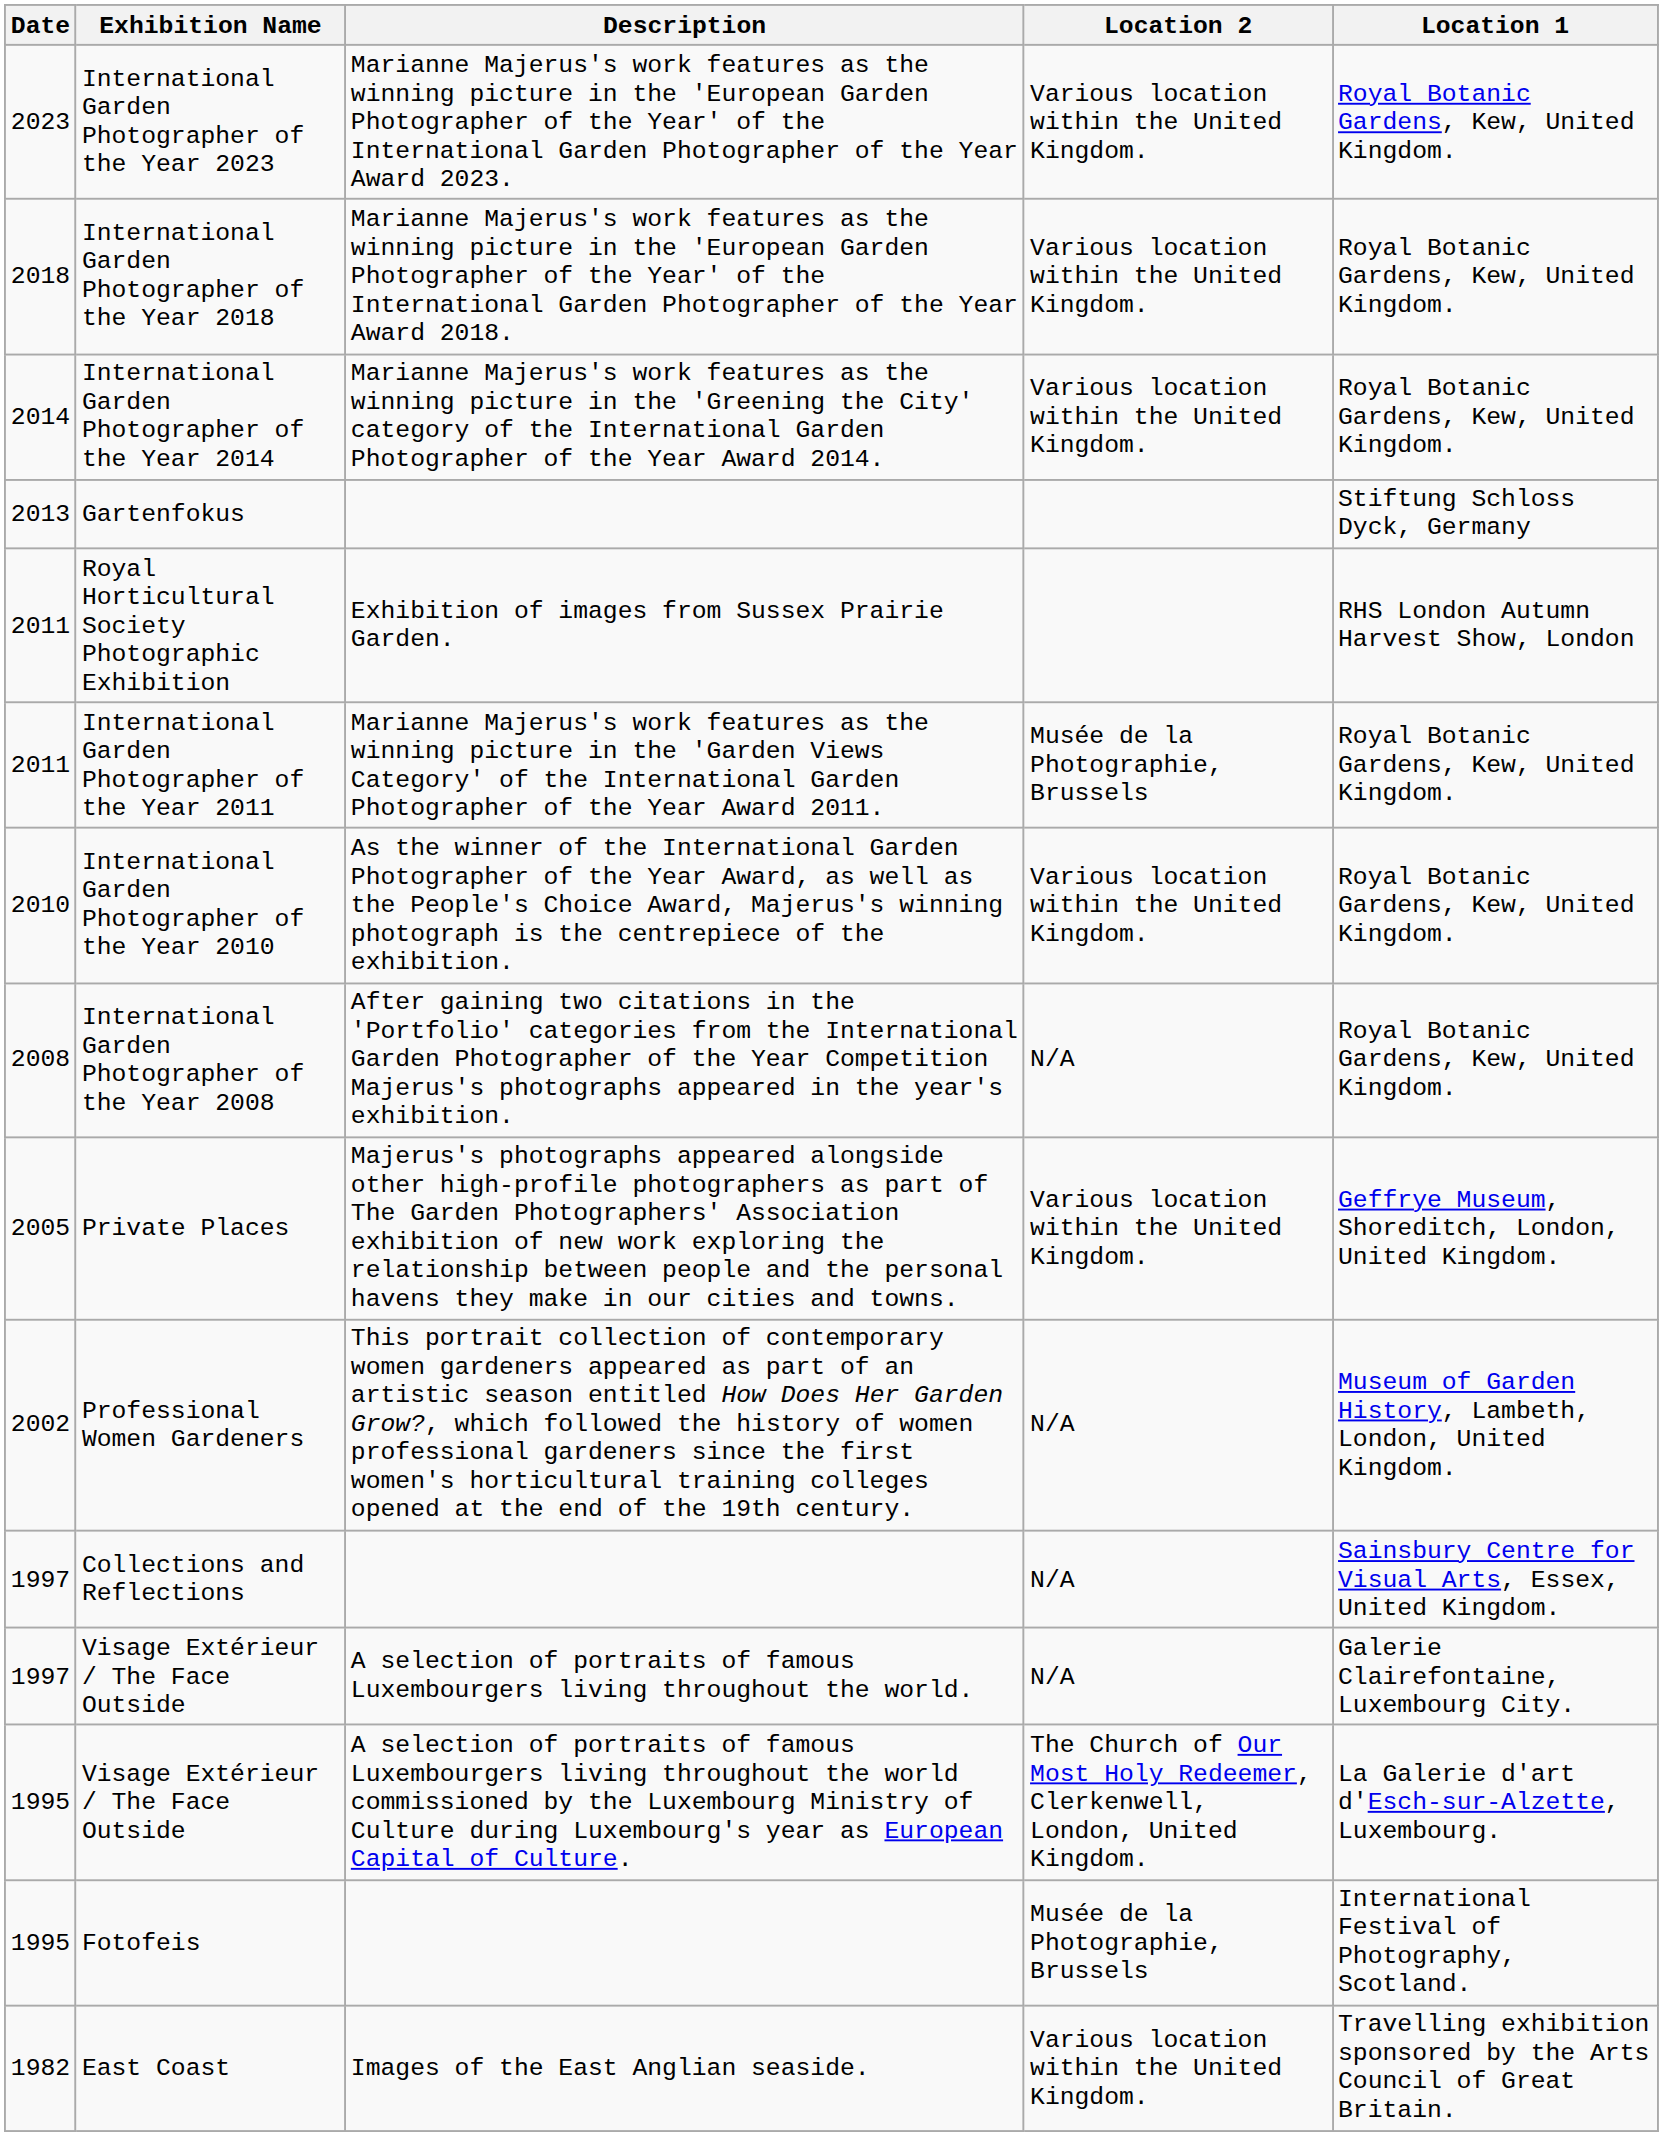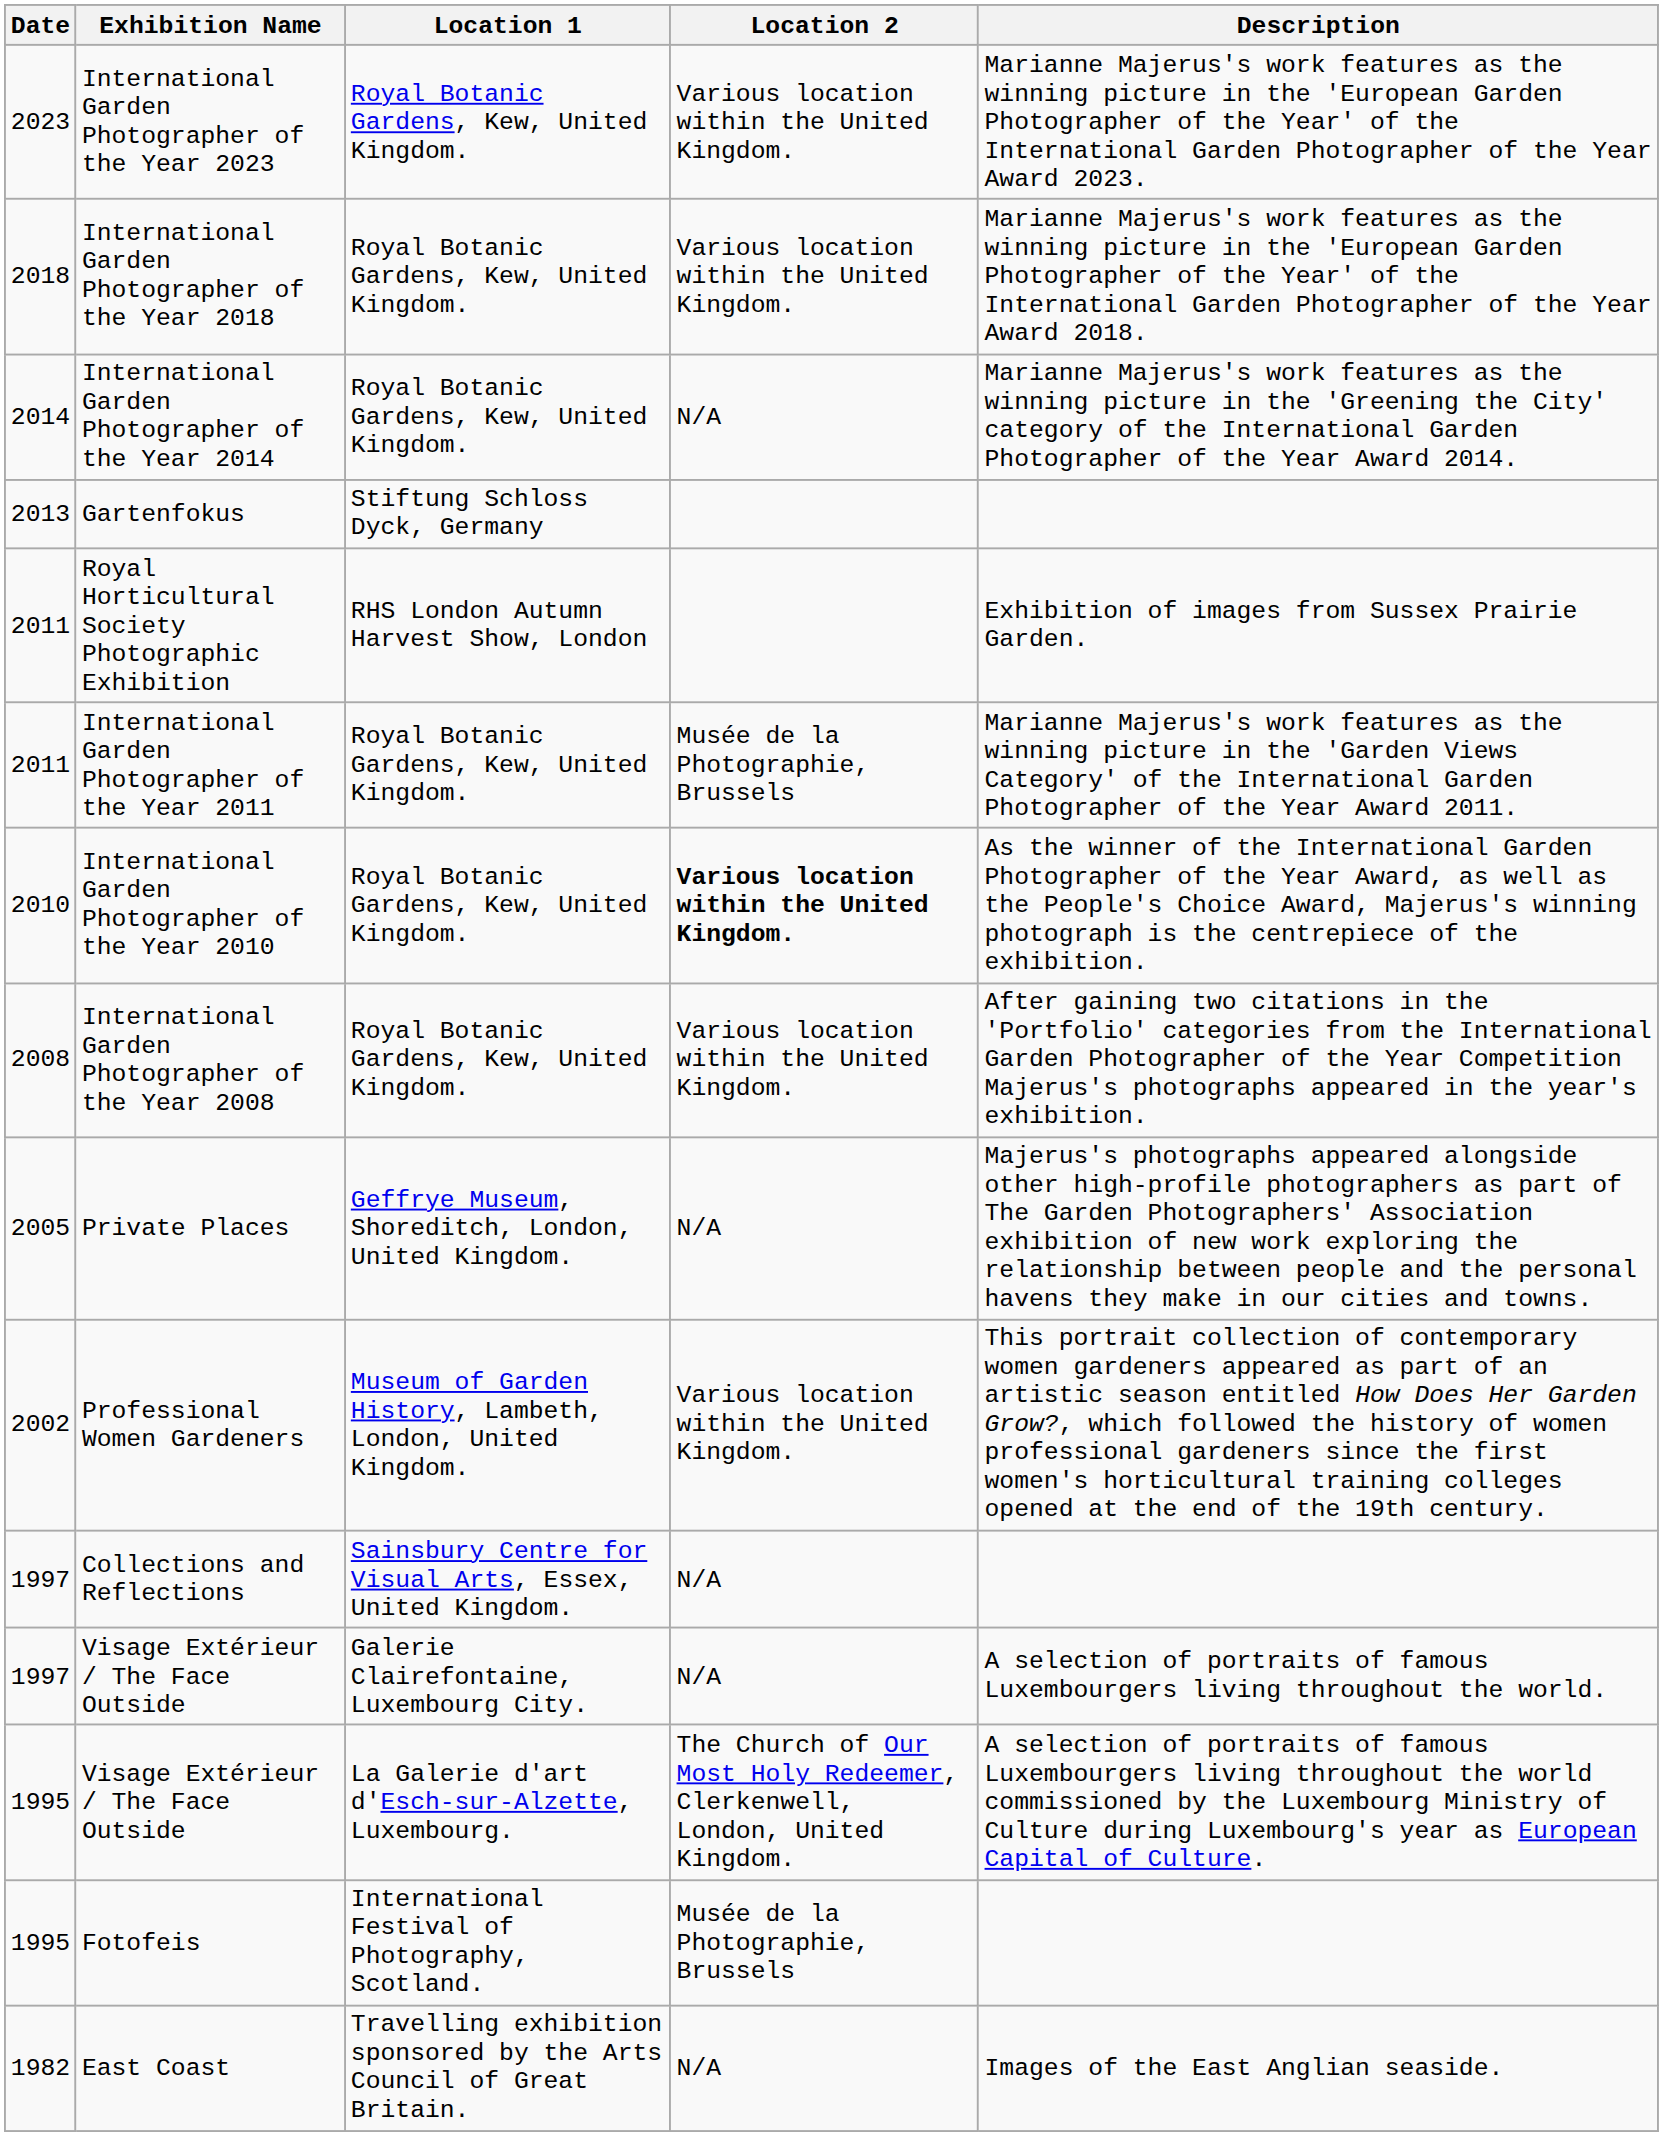columns swapped: (1495, 25) <-> (685, 25)
(1156, 417) Various location within the United Kingdom. -> (699, 417) N/A
(1156, 905) normal -> (803, 905) bold
(1052, 1060) N/A -> (803, 1060) Various location within the United Kingdom.
(1156, 1228) Various location within the United Kingdom. -> (699, 1228) N/A
(1052, 1425) N/A -> (803, 1425) Various location within the United Kingdom.
(1156, 2068) Various location within the United Kingdom. -> (699, 2068) N/A
